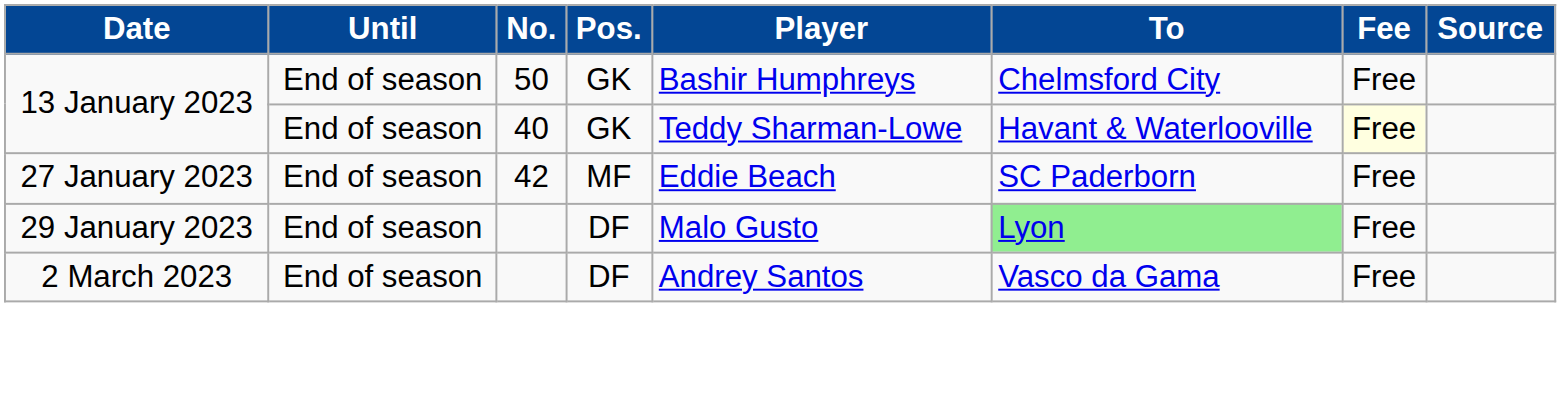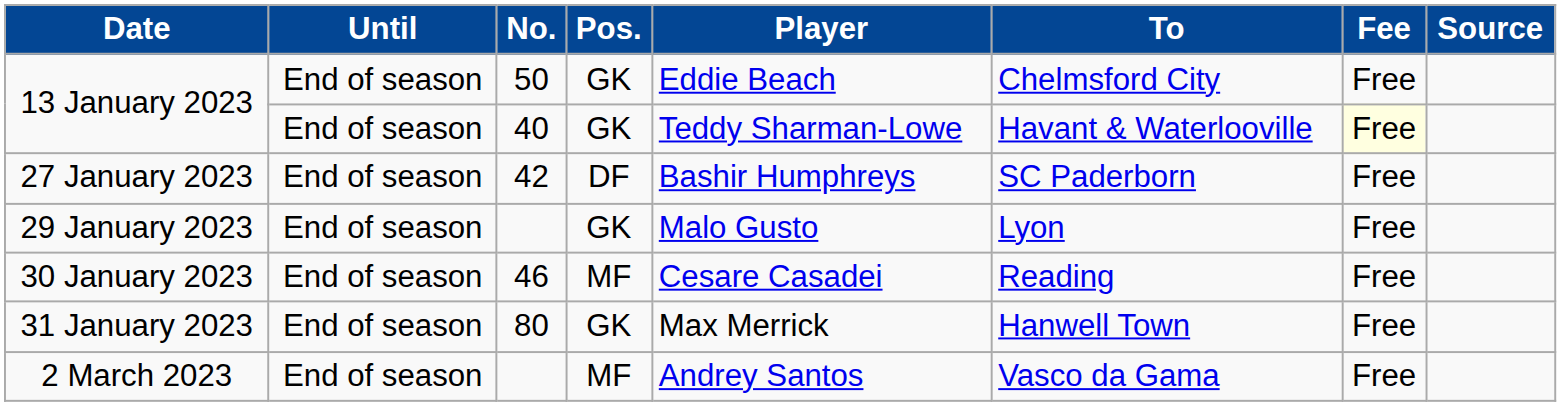(787, 78) Bashir Humphreys -> (747, 78) Eddie Beach
(609, 177) MF -> (609, 177) DF
(747, 177) Eddie Beach -> (787, 177) Bashir Humphreys
(609, 227) DF -> (609, 227) GK
(1031, 227) lightgreen background -> (1031, 227) no background
+ row: (137, 276)
+ row: (137, 326)
(609, 276) DF -> (609, 375) MF
